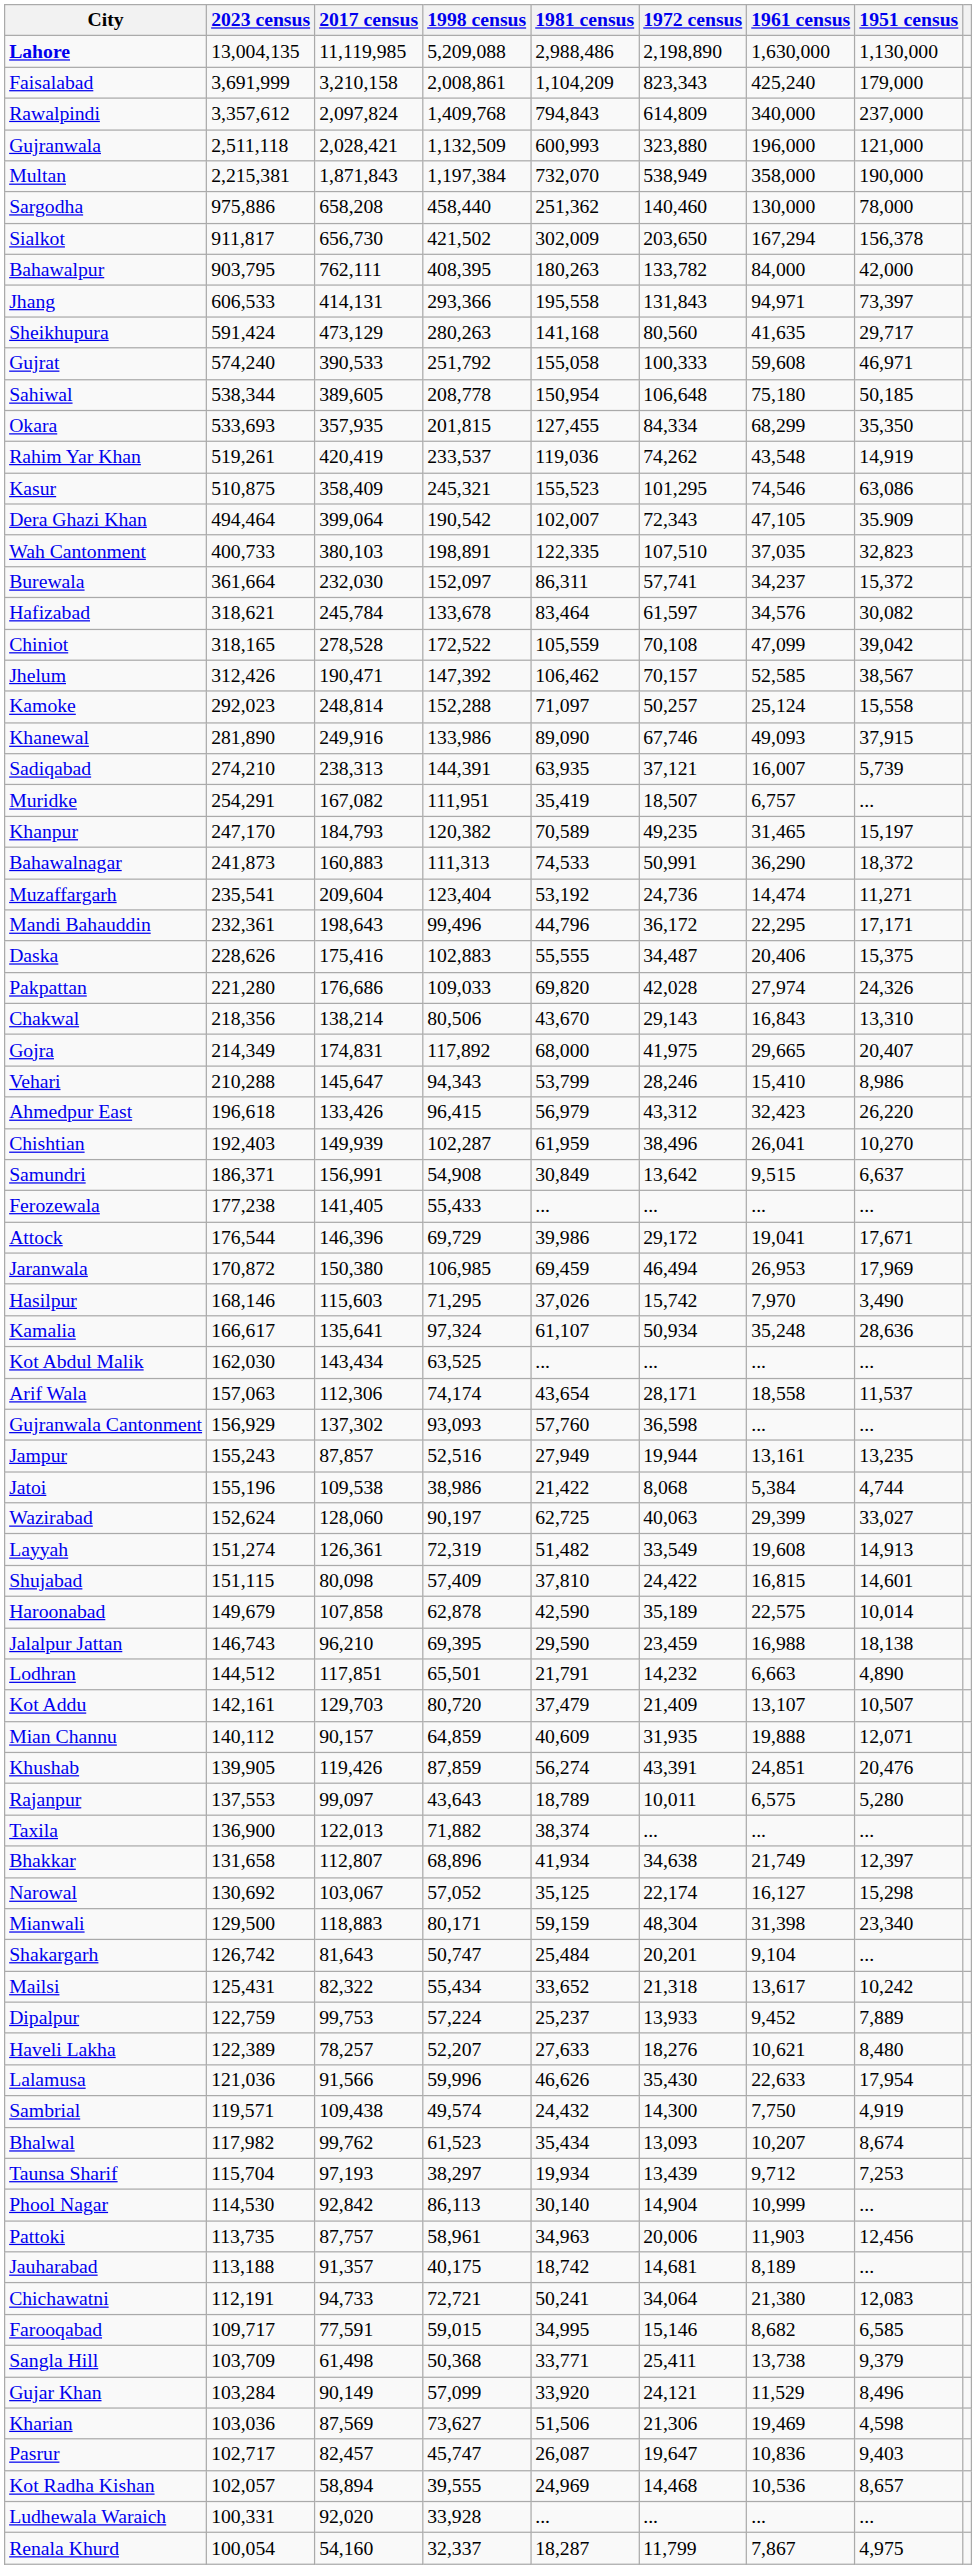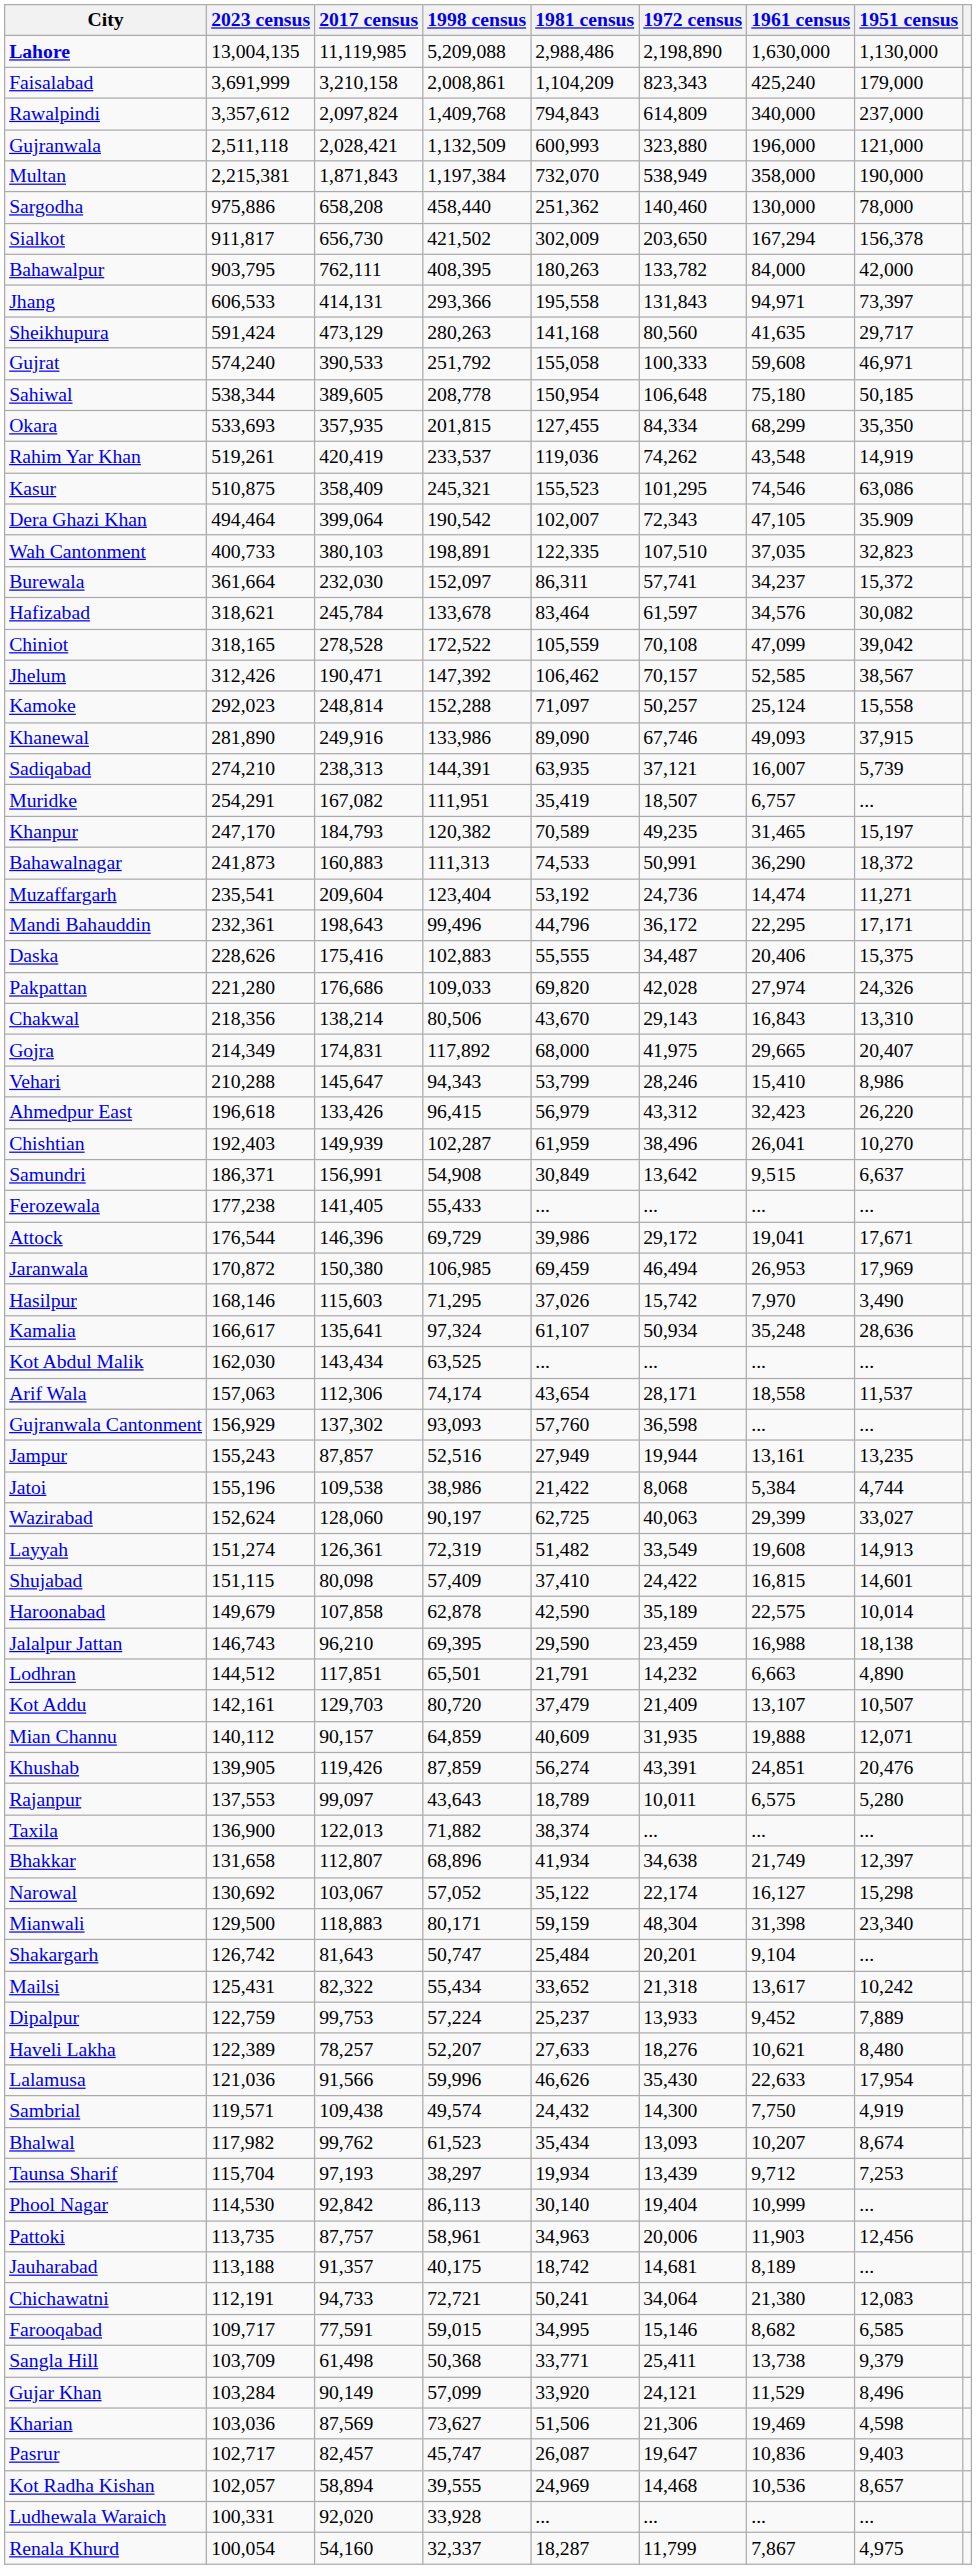(562, 1580) 37,810 -> (562, 1580) 37,410
(562, 1892) 35,125 -> (562, 1892) 35,122
(670, 2204) 14,904 -> (670, 2204) 19,404
